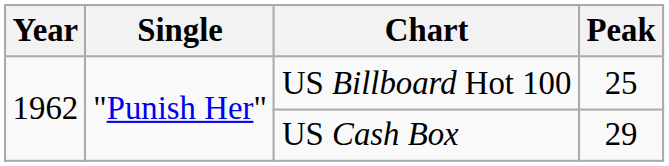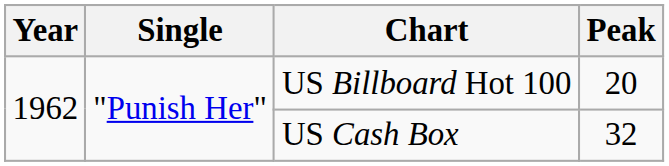(621, 82) 25 -> (621, 82) 20
(621, 134) 29 -> (621, 134) 32
